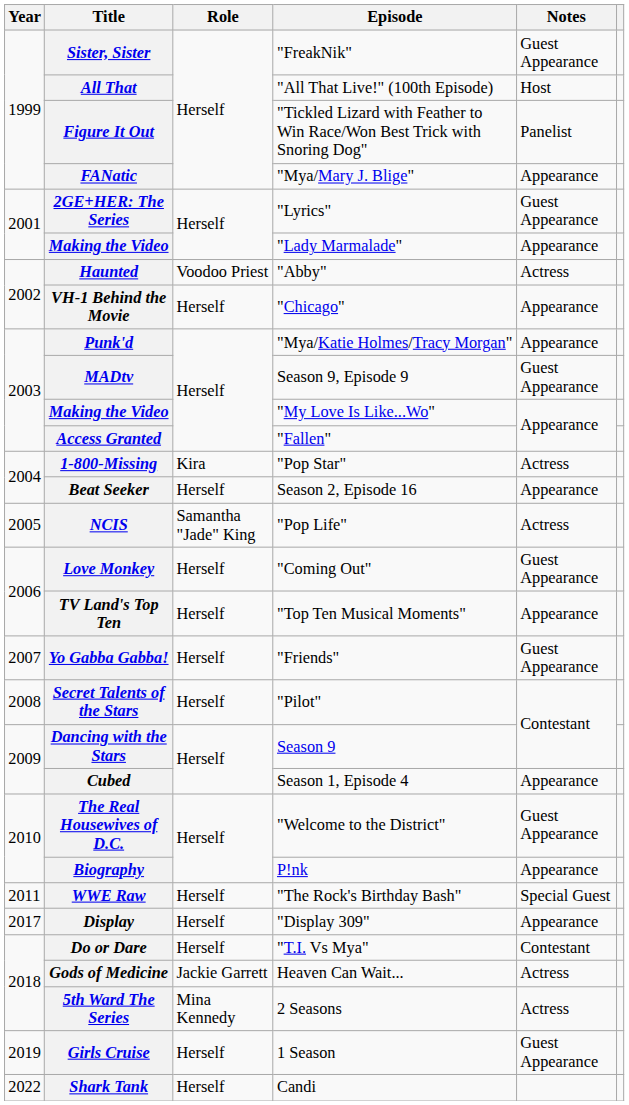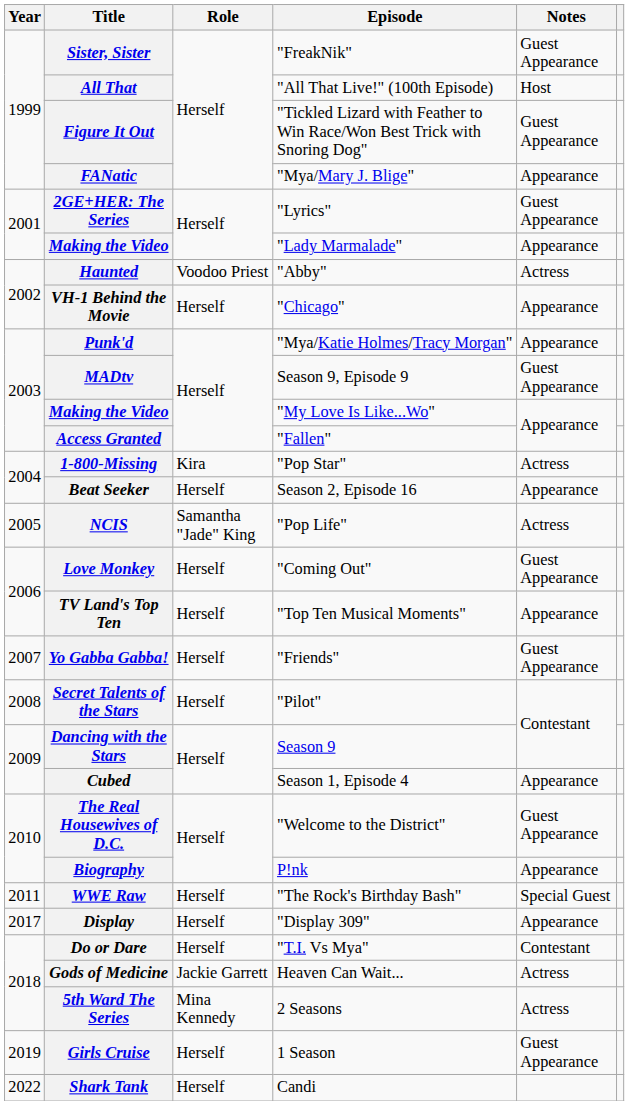(546, 131) Panelist -> (559, 131) Guest Appearance
